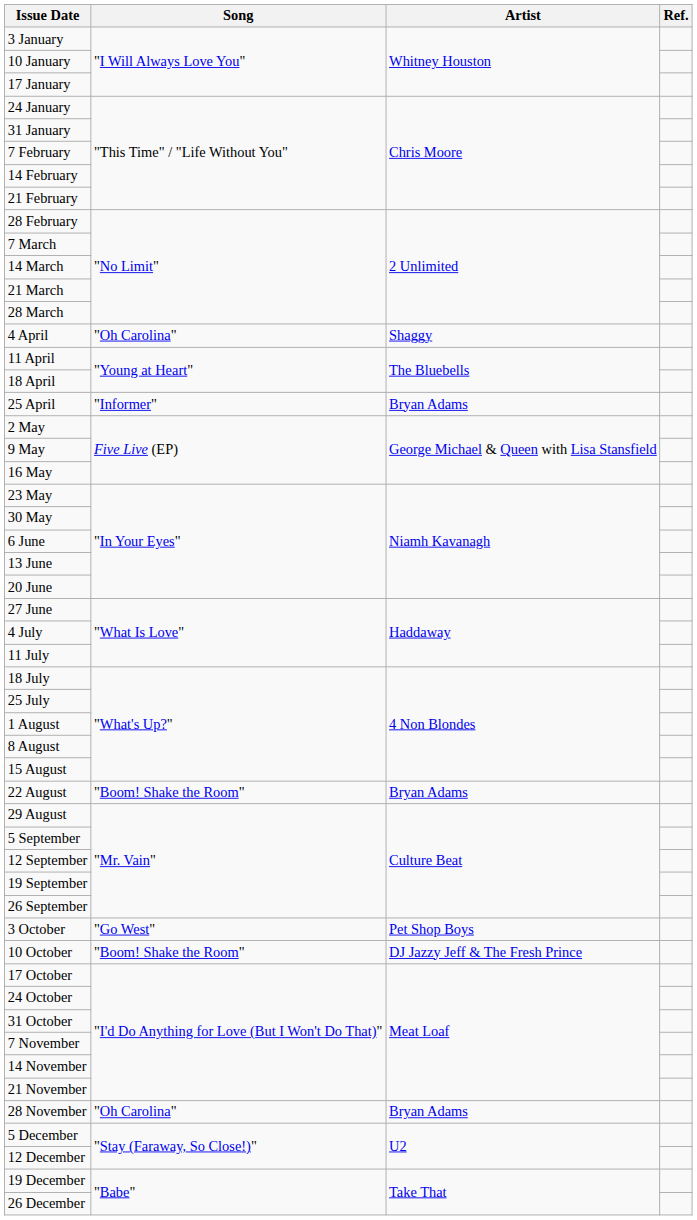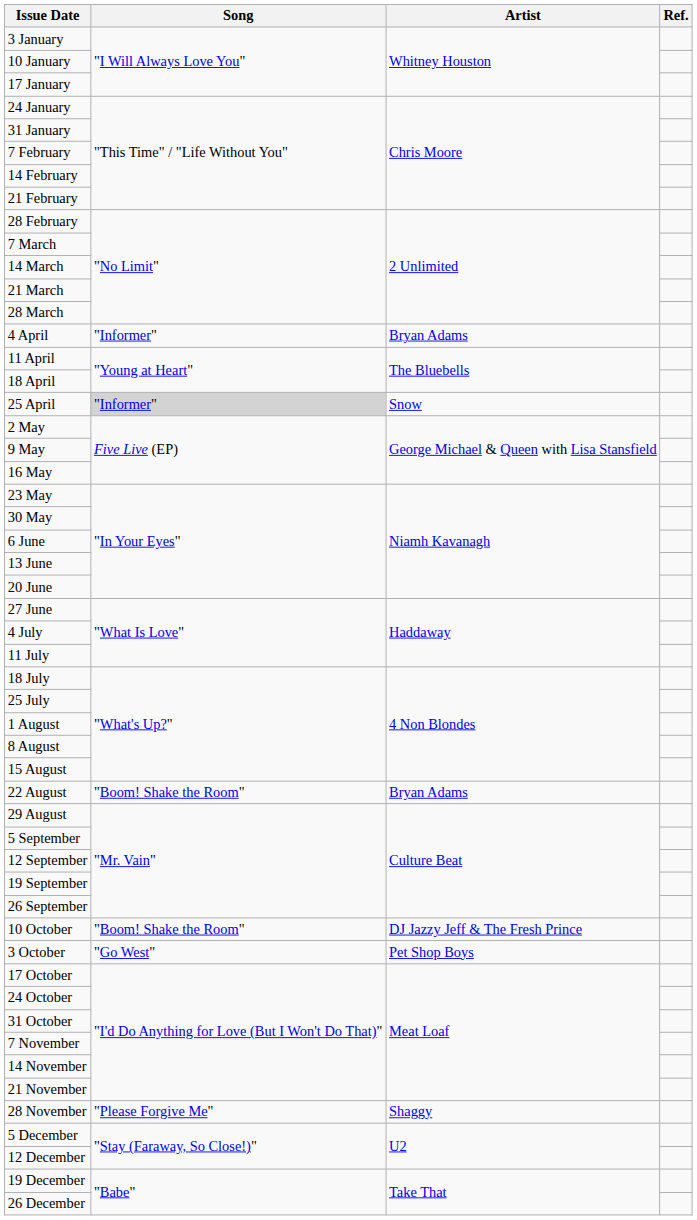(135, 335) "Oh Carolina" -> (125, 335) "Informer"
(411, 335) Shaggy -> (428, 335) Bryan Adams
(125, 404) no background -> (125, 404) lightgrey background
(428, 404) Bryan Adams -> (405, 404) Snow
rows swapped: (36, 929) <-> (40, 952)
(135, 1112) "Oh Carolina" -> (154, 1112) "Please Forgive Me"
(428, 1112) Bryan Adams -> (411, 1112) Shaggy
